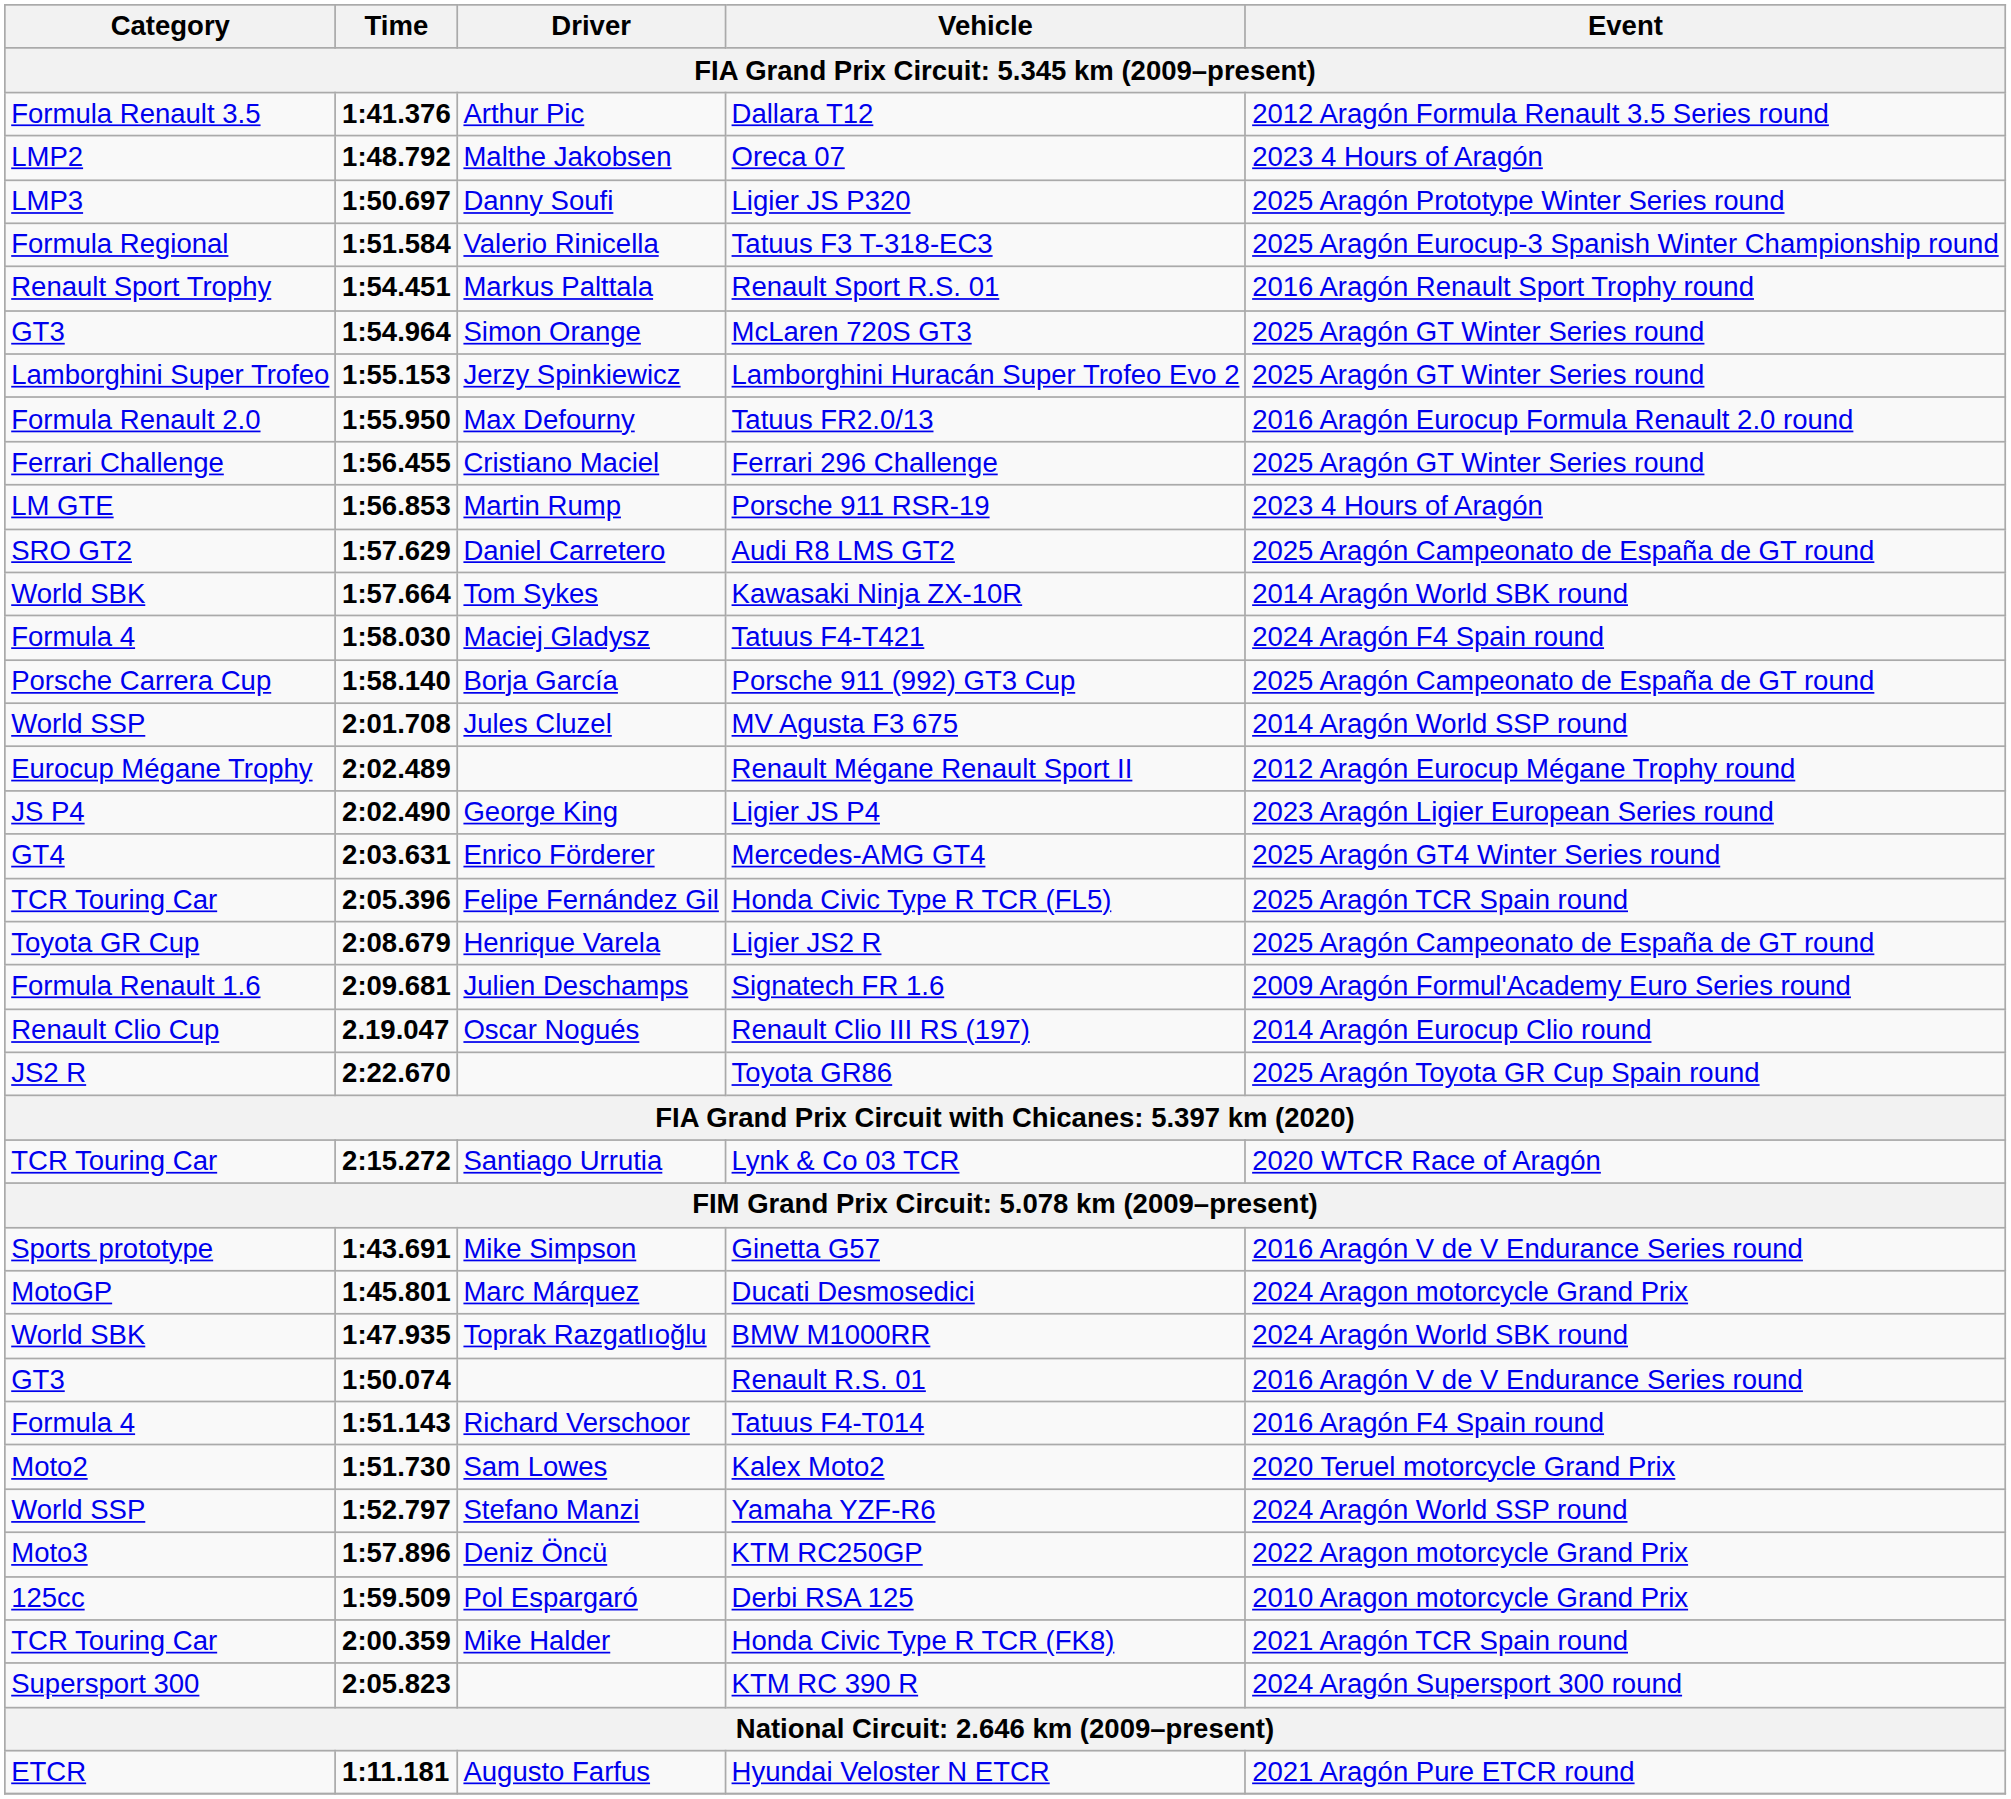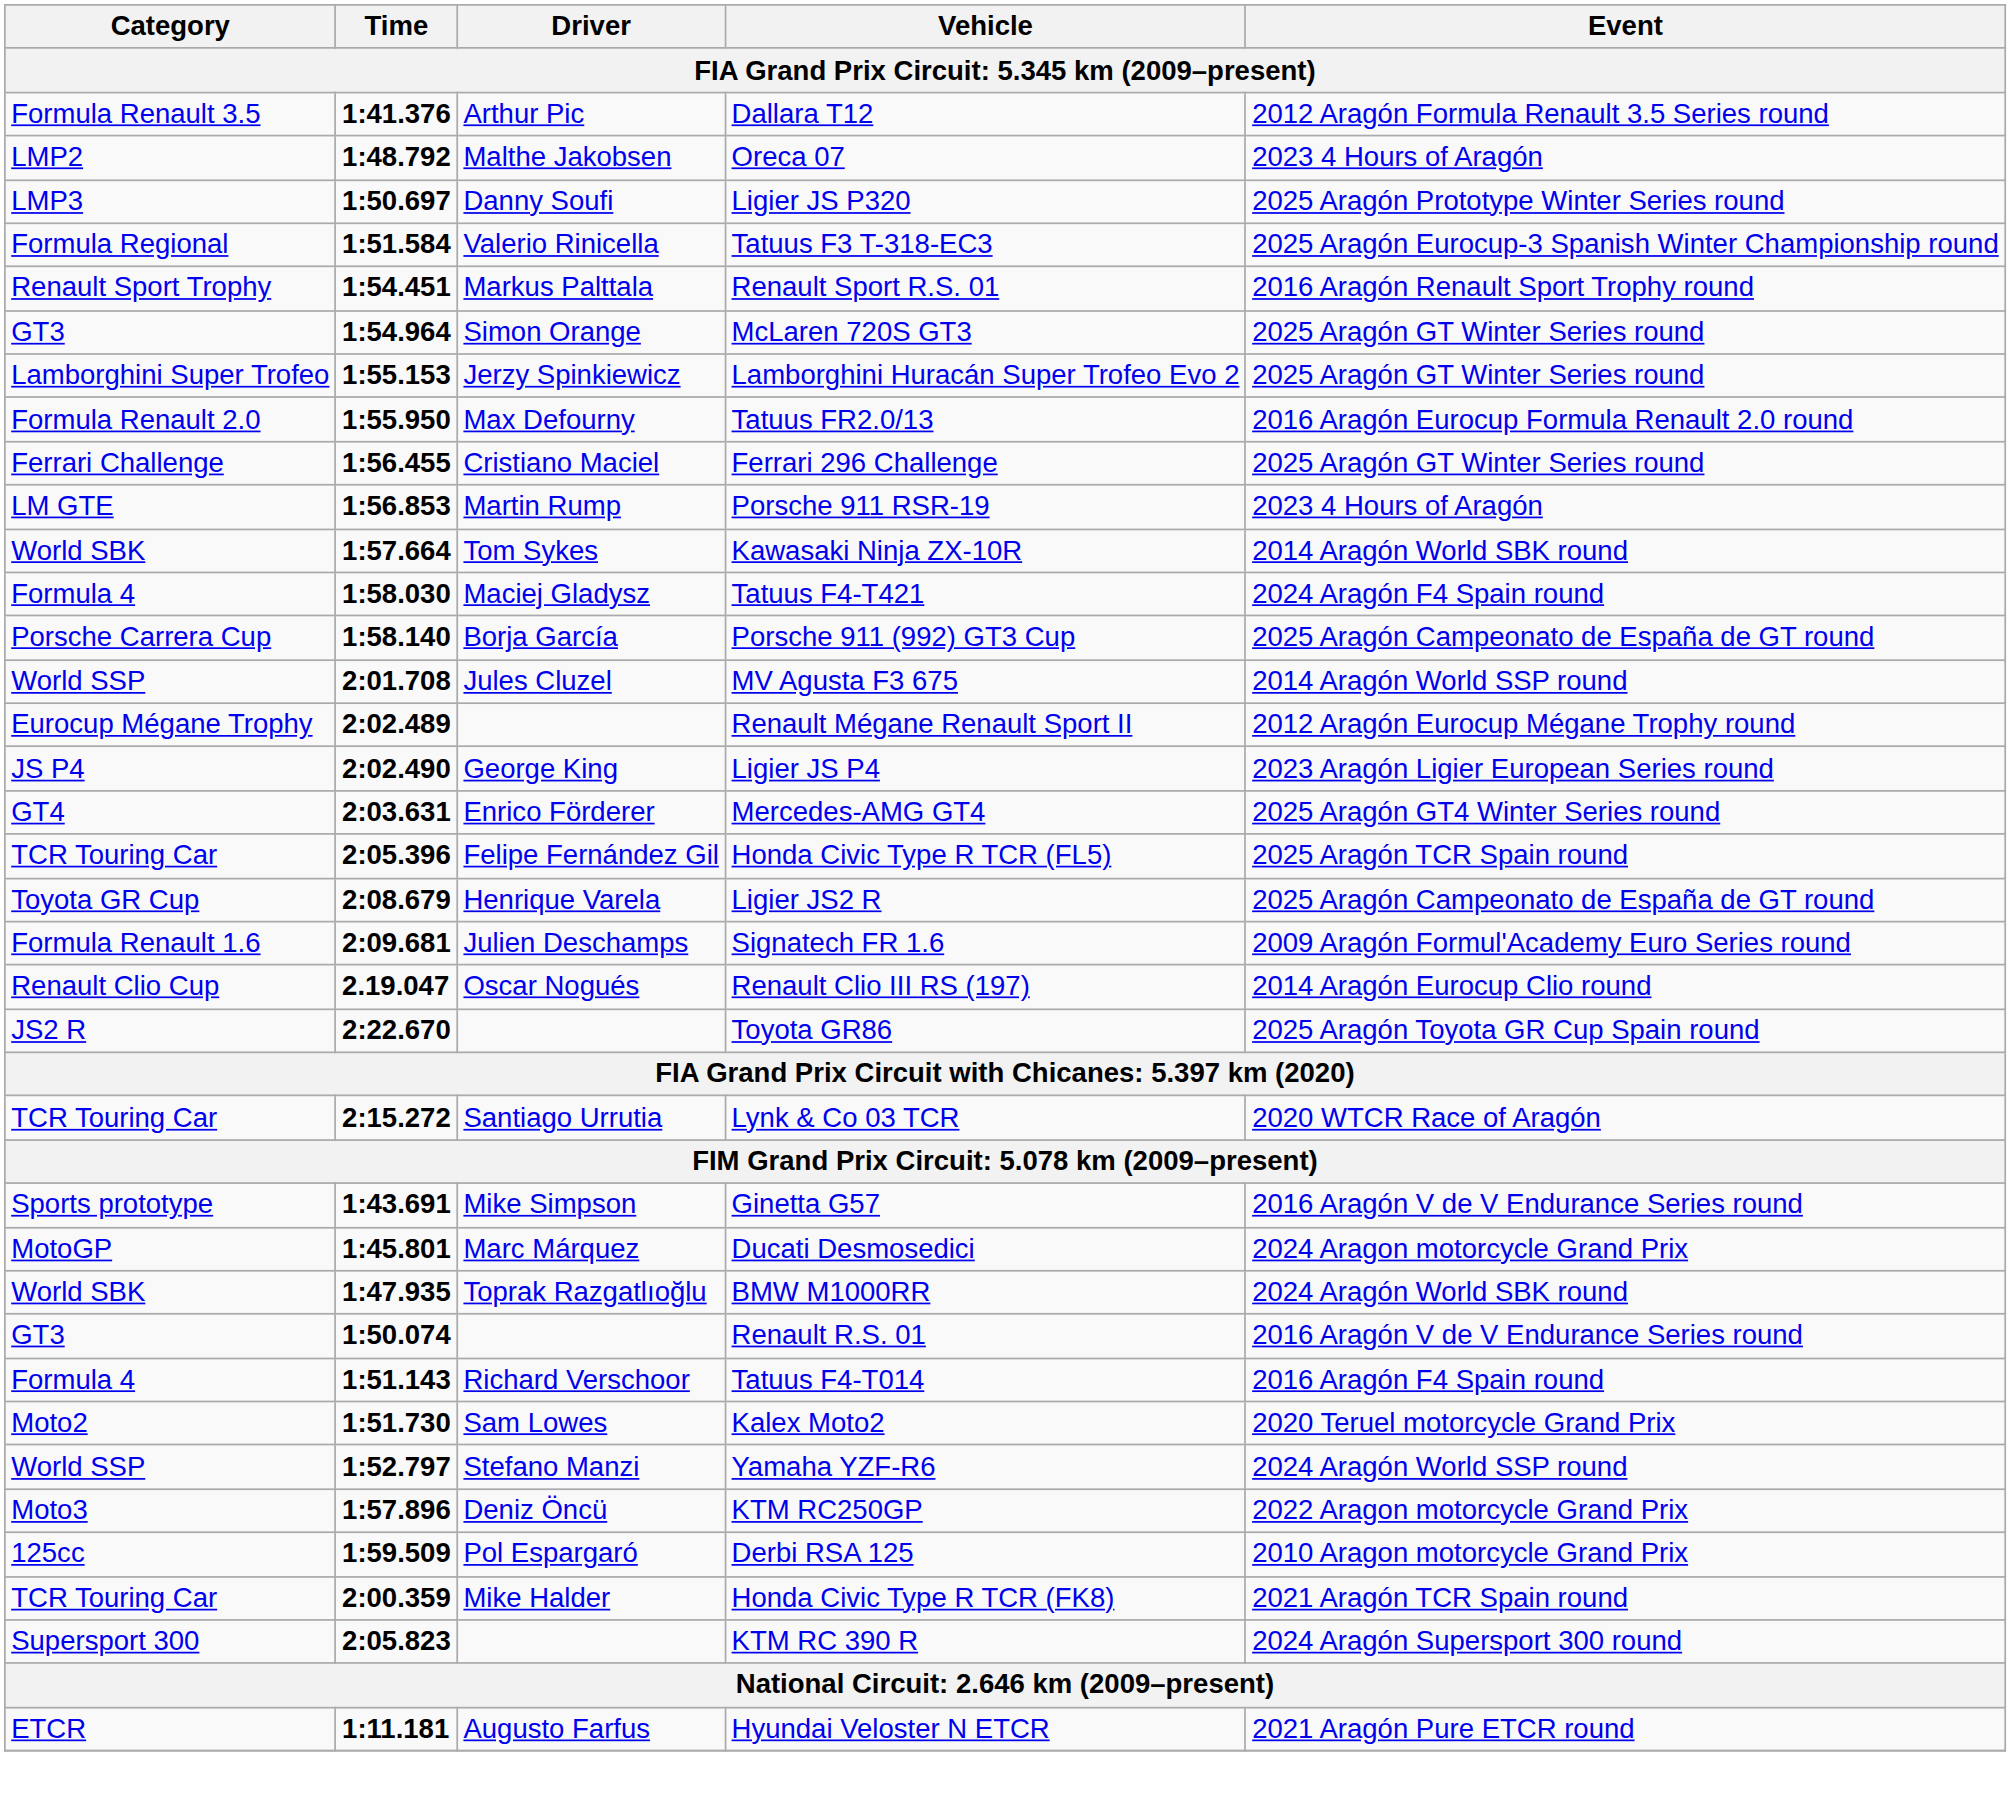- row: (843, 550)
